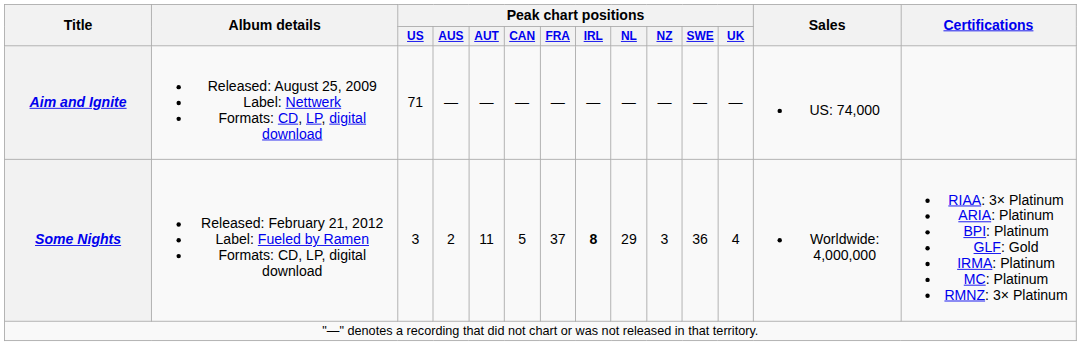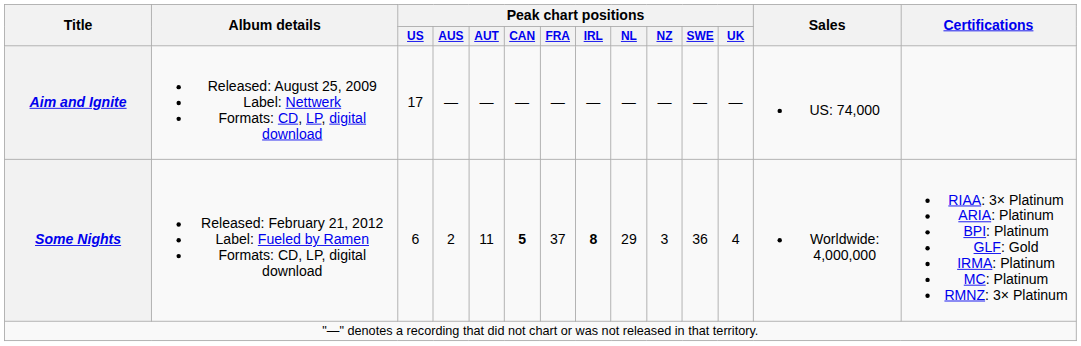(415, 102) 71 -> (415, 102) 17
(415, 240) 3 -> (415, 240) 6
(522, 240) normal -> (522, 240) bold
